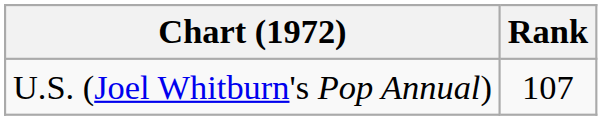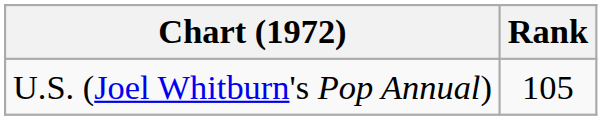(548, 86) 107 -> (548, 86) 105
